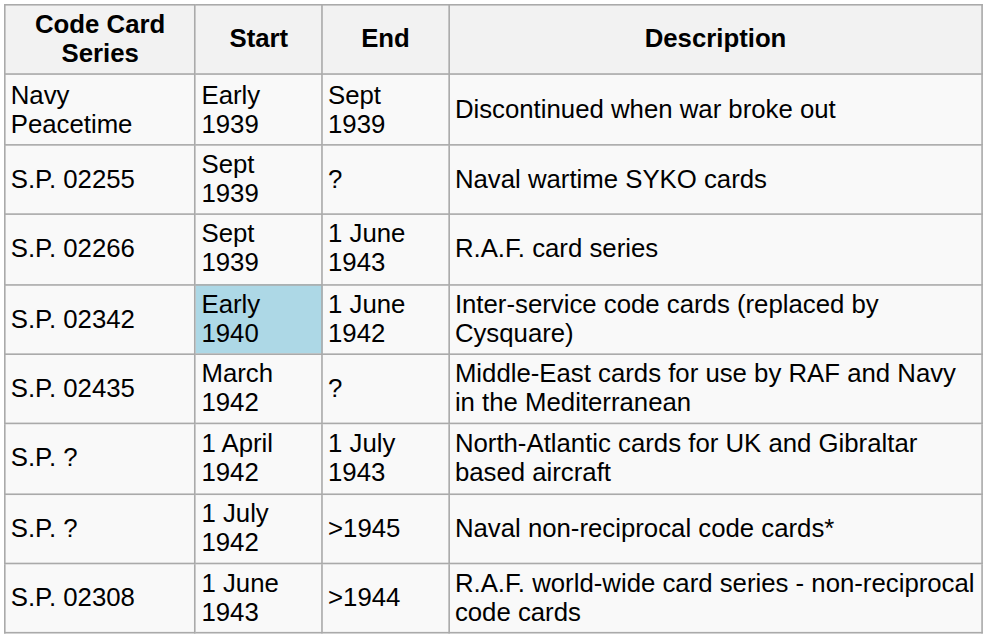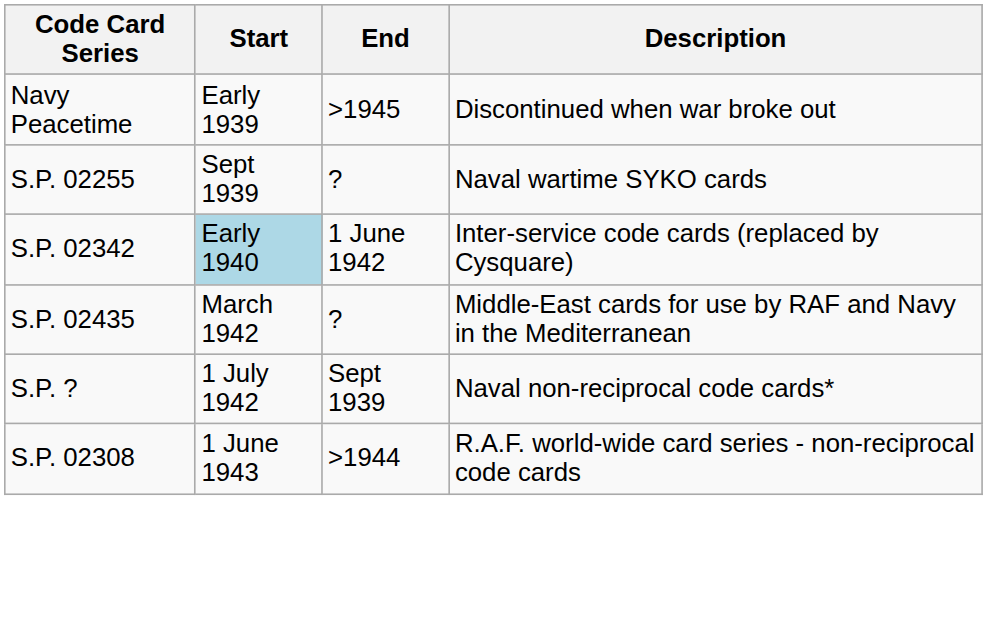(357, 109) Sept 1939 -> (364, 109) >1945
- row: (557, 248)
- row: (686, 458)
(364, 528) >1945 -> (357, 388) Sept 1939
